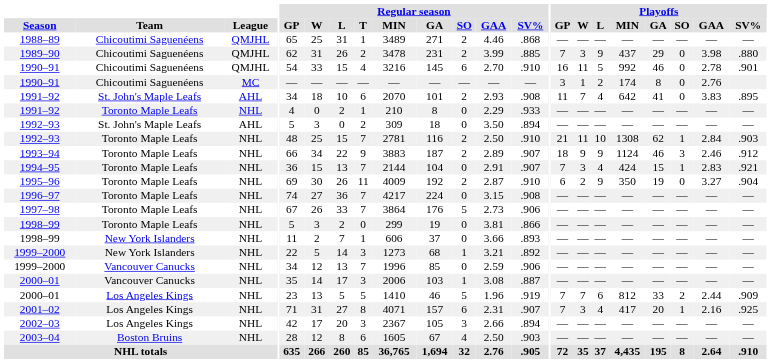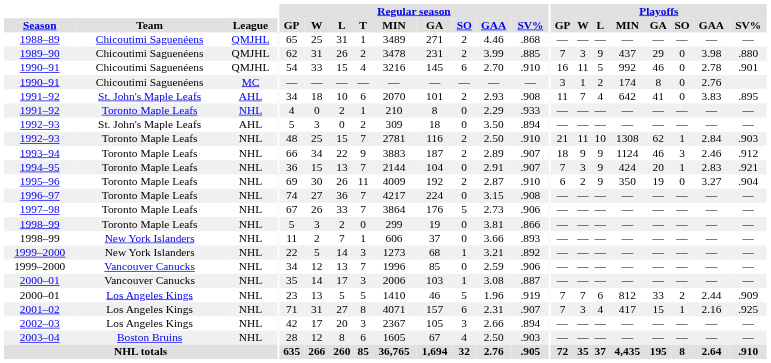(600, 167) 4 -> (600, 167) 9
(658, 167) 15 -> (658, 167) 20
(658, 309) 20 -> (658, 309) 15
